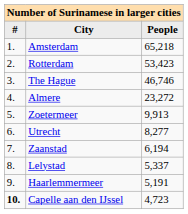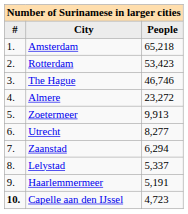(156, 149) 6,194 -> (156, 149) 6,294
